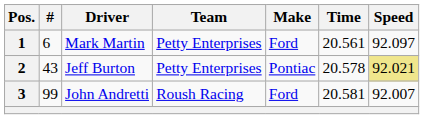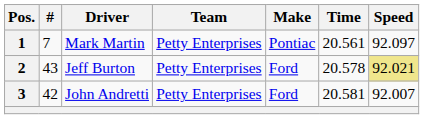(46, 43) 6 -> (46, 43) 7
(283, 43) Ford -> (292, 43) Pontiac
(292, 68) Pontiac -> (283, 68) Ford
(50, 94) 99 -> (50, 94) 42
(200, 94) Roush Racing -> (209, 94) Petty Enterprises
